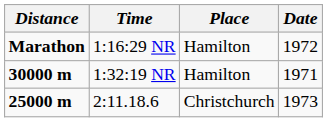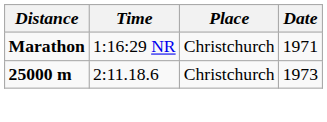(217, 46) Hamilton -> (229, 46) Christchurch
(300, 46) 1972 -> (300, 46) 1971
- row: (134, 74)
